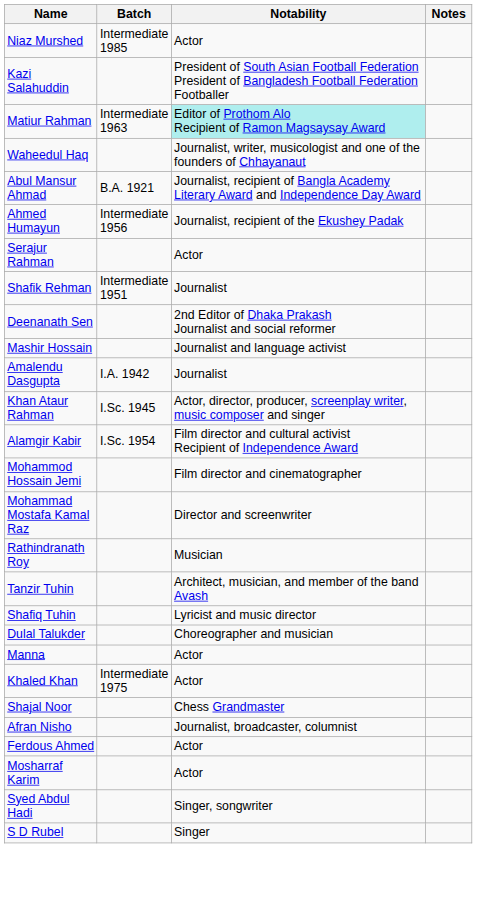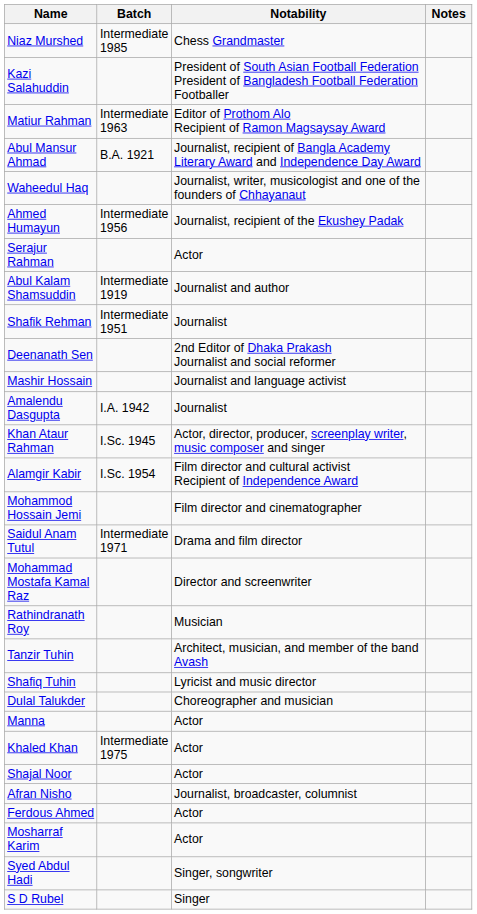(188, 40) Actor -> (229, 40) Chess Grandmaster
(280, 121) paleturquoise background -> (280, 121) no background
rows swapped: (48, 154) <-> (42, 188)
+ row: (41, 288)
+ row: (42, 541)
(229, 707) Chess Grandmaster -> (188, 774) Actor
